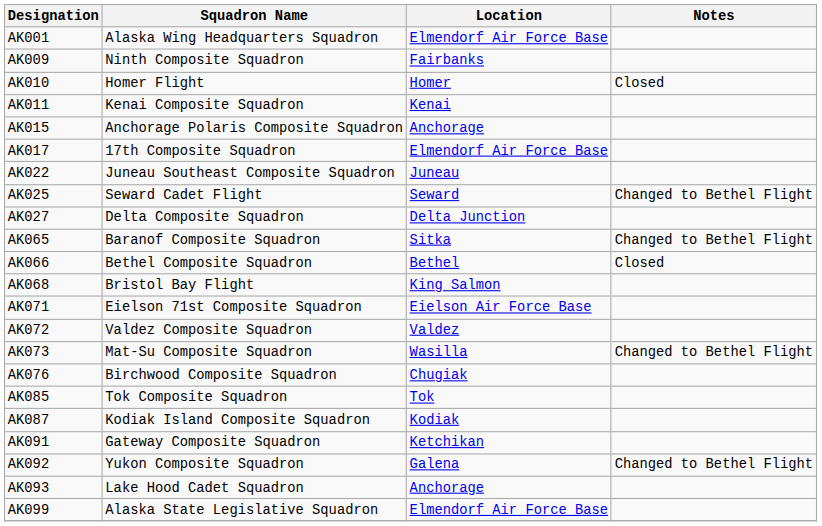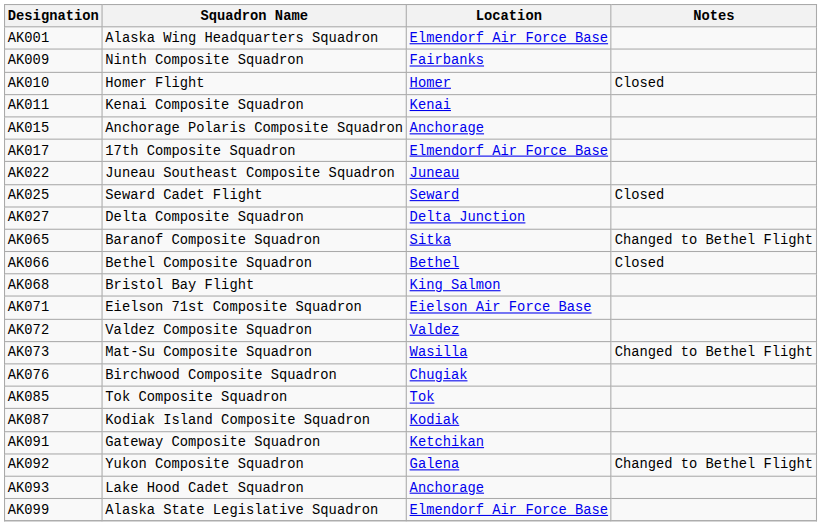(714, 195) Changed to Bethel Flight -> (639, 195) Closed
